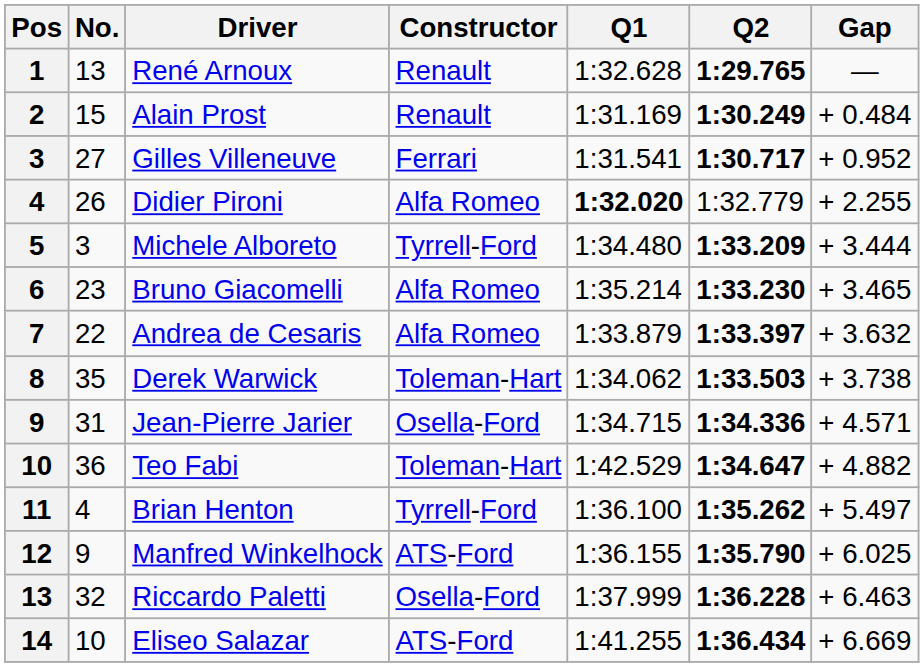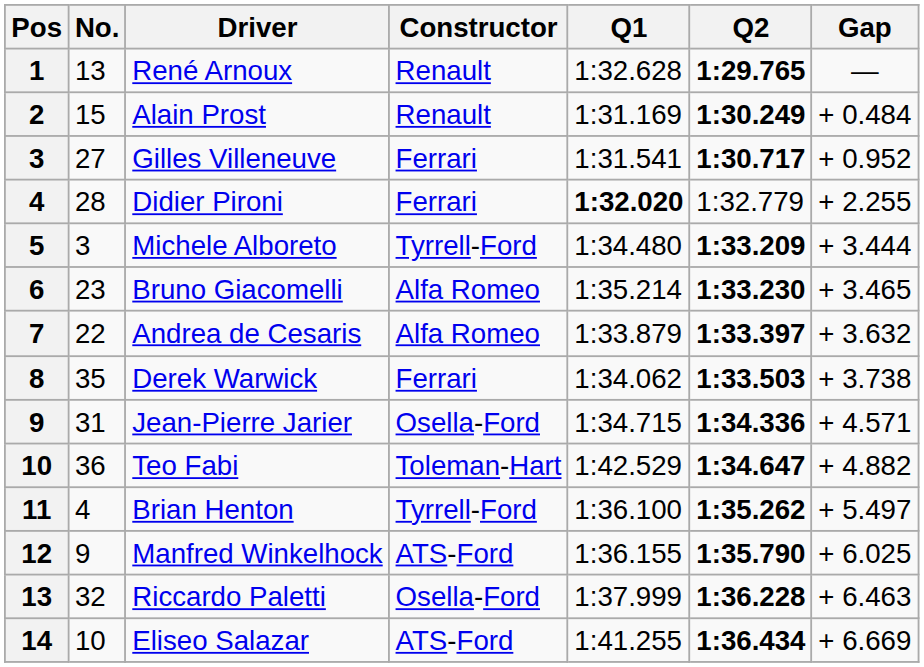(90, 202) 26 -> (90, 202) 28
(468, 202) Alfa Romeo -> (436, 202) Ferrari
(479, 377) Toleman-Hart -> (436, 377) Ferrari
